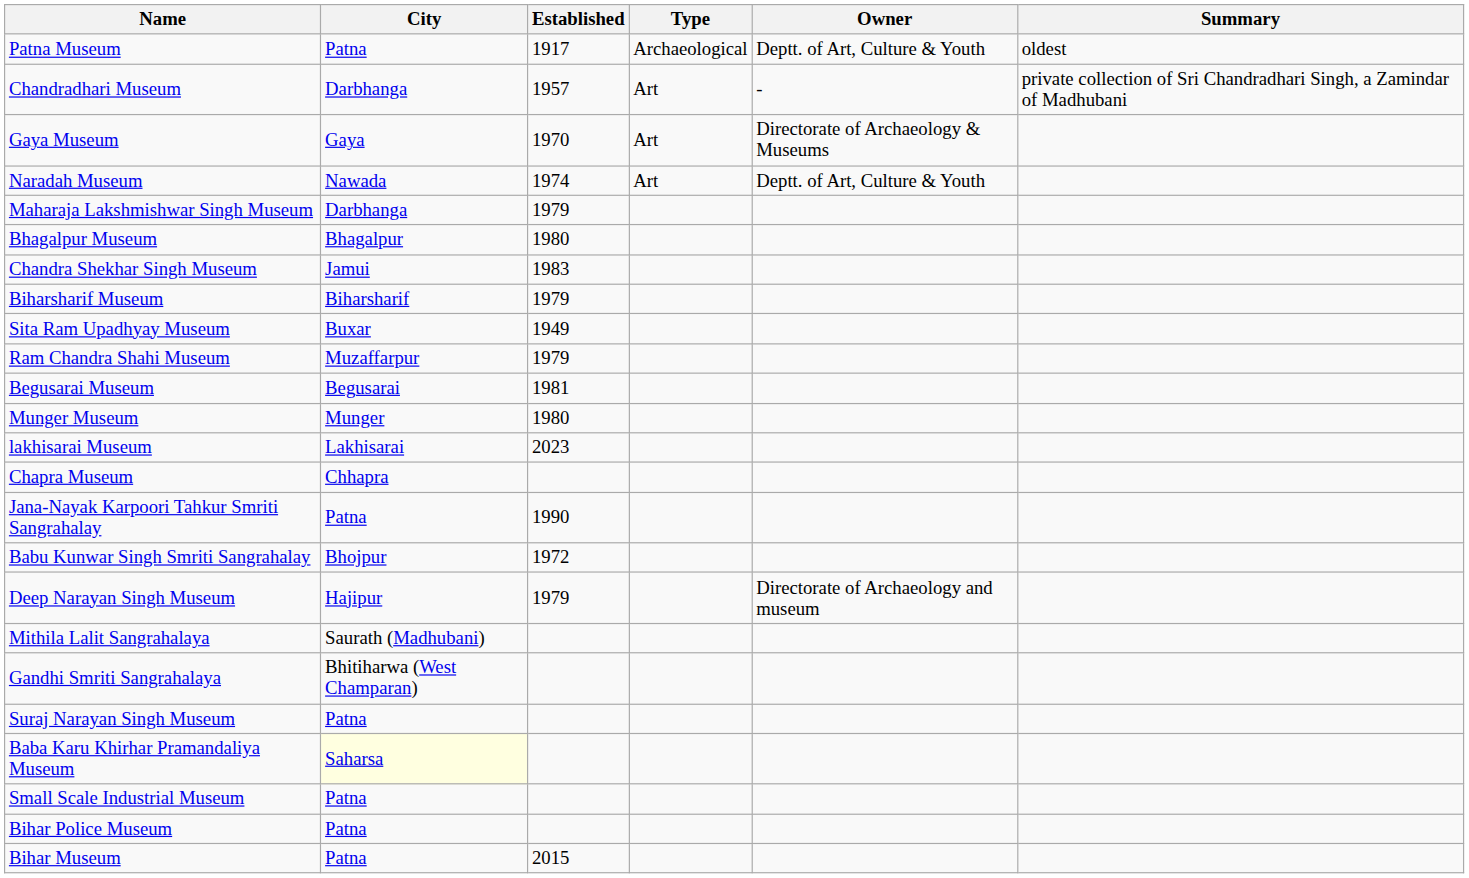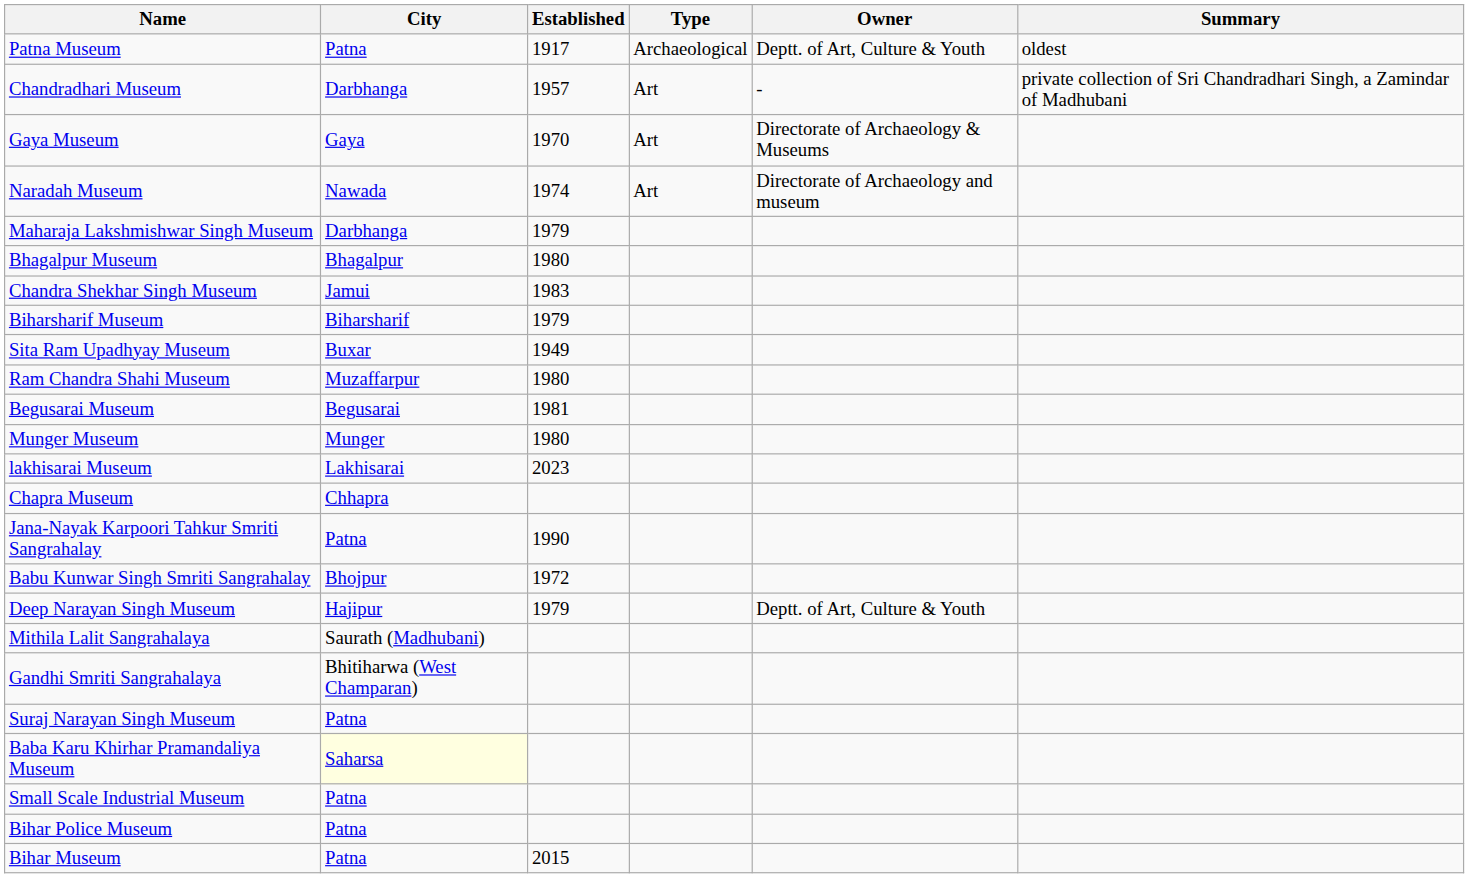(871, 180) Deptt. of Art, Culture & Youth -> (874, 190) Directorate of Archaeology and museum
(551, 358) 1979 -> (551, 379) 1980
(874, 597) Directorate of Archaeology and museum -> (871, 608) Deptt. of Art, Culture & Youth
